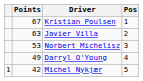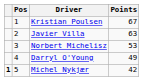columns swapped: (130, 11) <-> (27, 11)
(8, 70) normal -> (8, 70) bold
